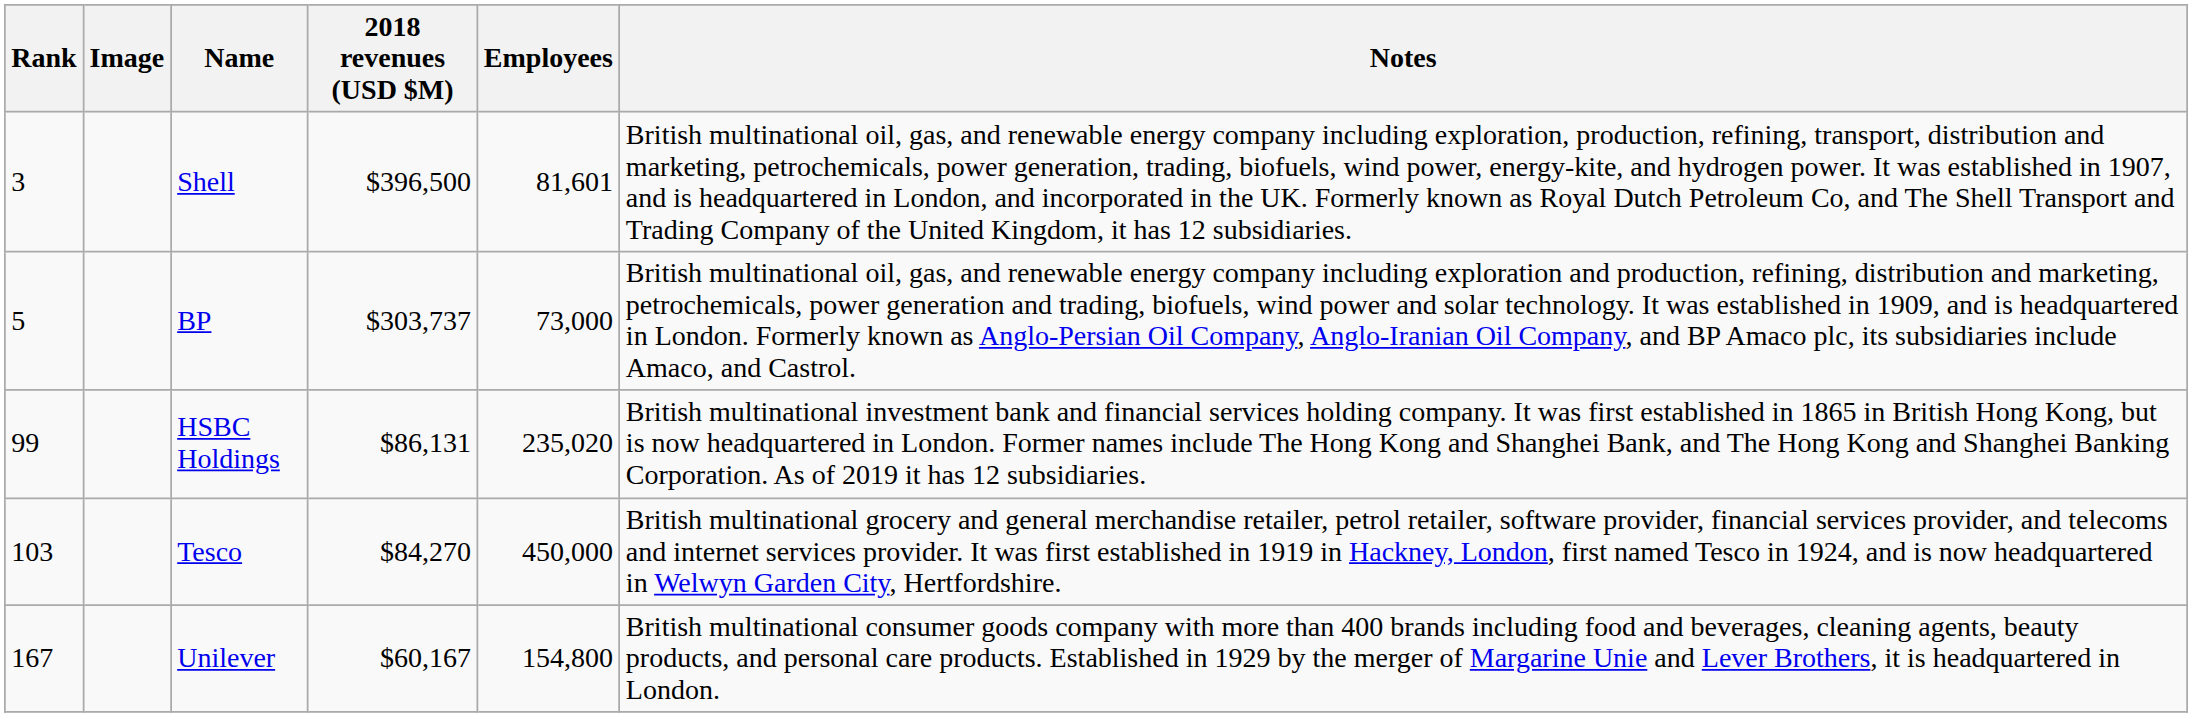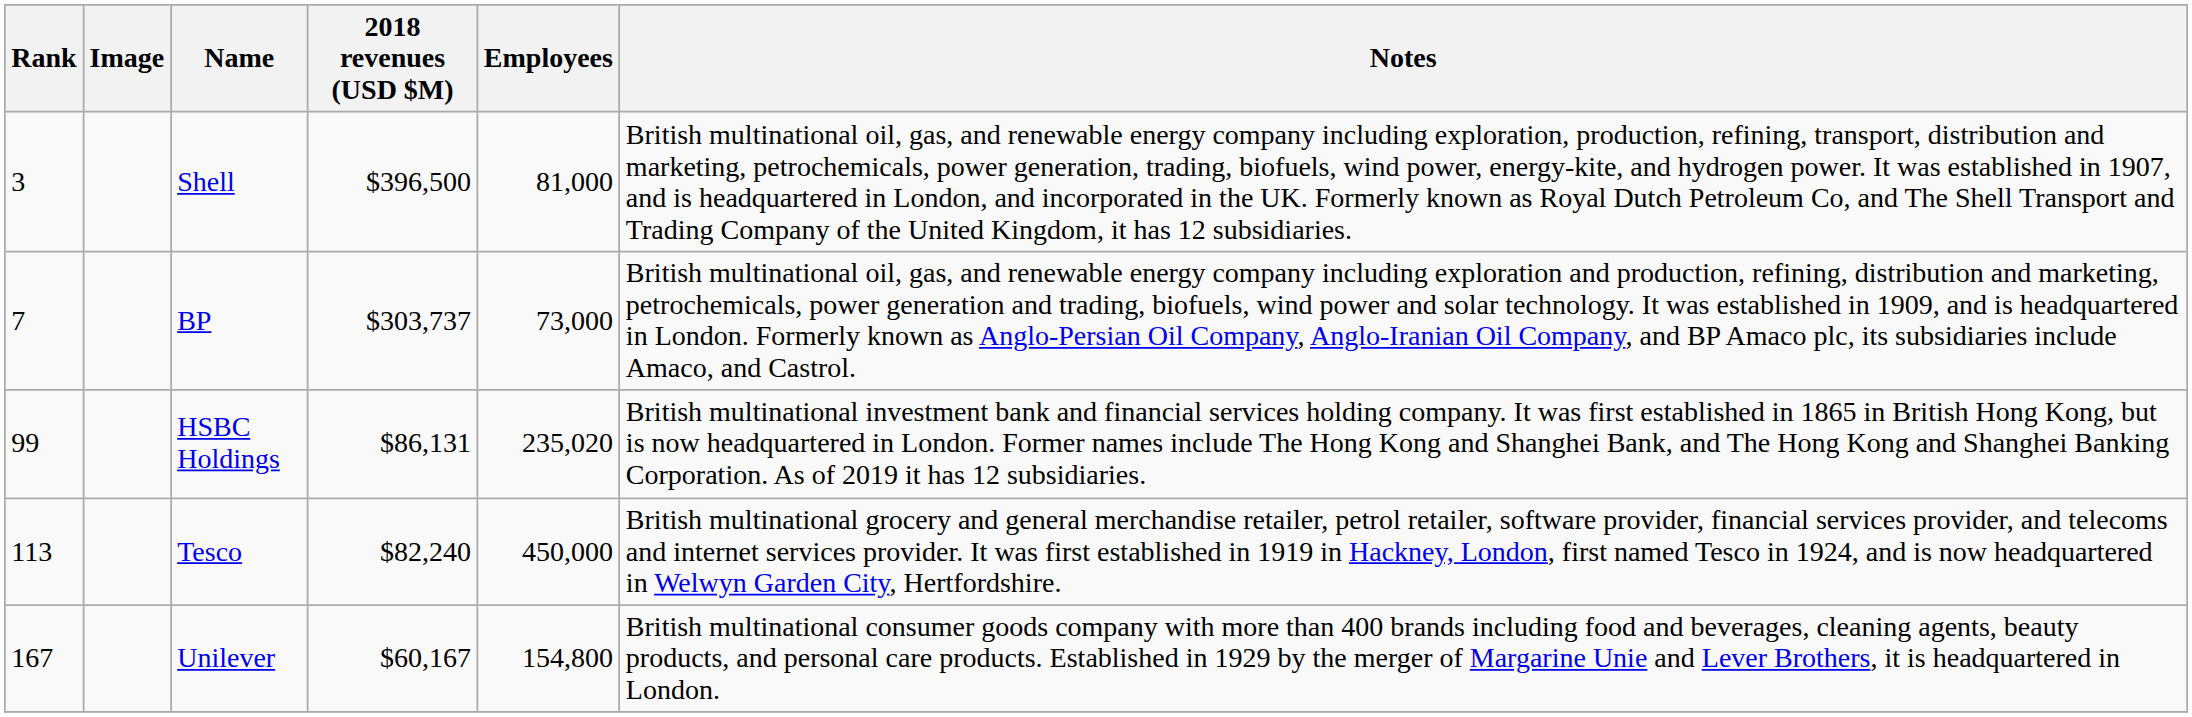(574, 181) 81,601 -> (574, 181) 81,000
(18, 320) 5 -> (18, 320) 7
(32, 550) 103 -> (32, 550) 113
(425, 550) $84,270 -> (425, 550) $82,240
